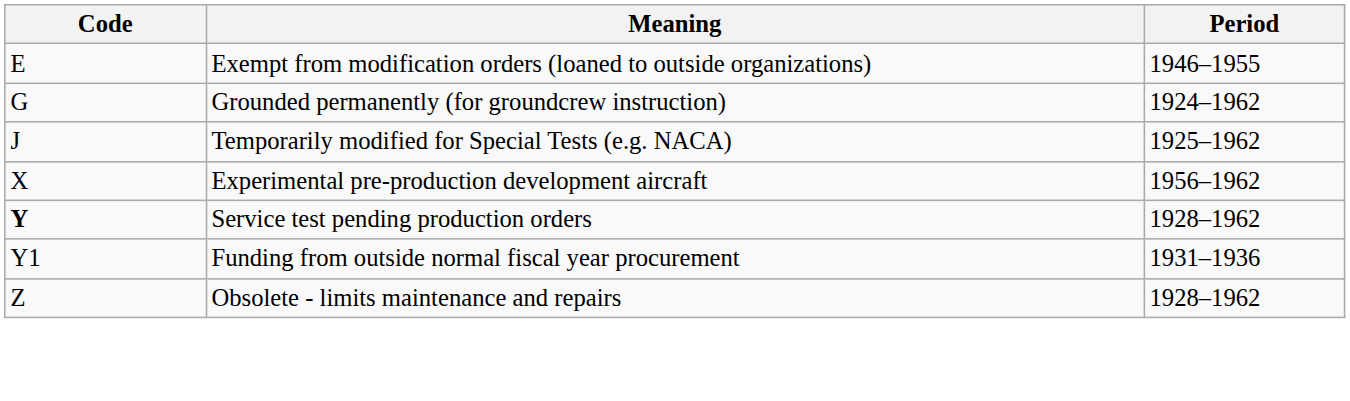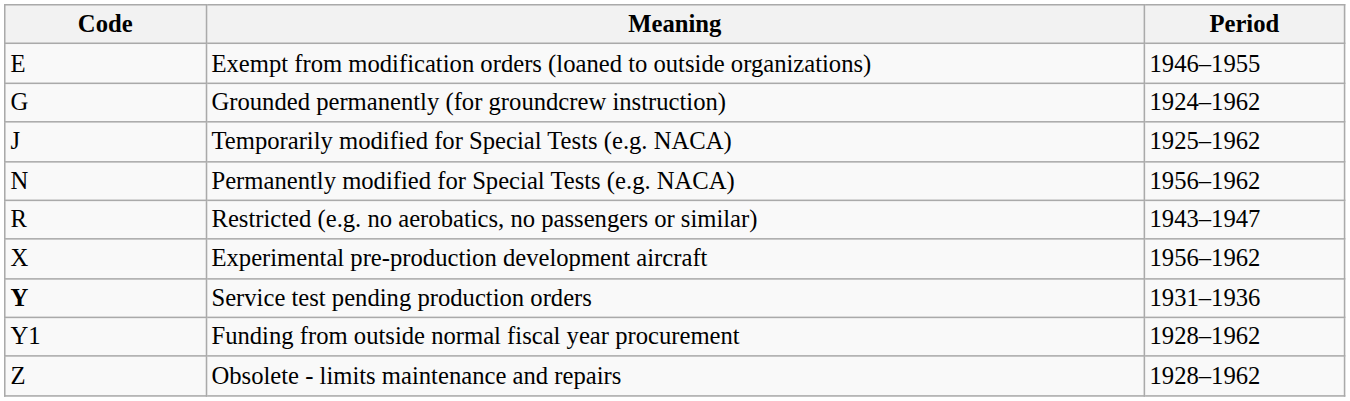+ row: (473, 180)
+ row: (484, 219)
(1205, 219) 1928–1962 -> (1205, 297) 1931–1936
(1205, 258) 1931–1936 -> (1205, 336) 1928–1962
